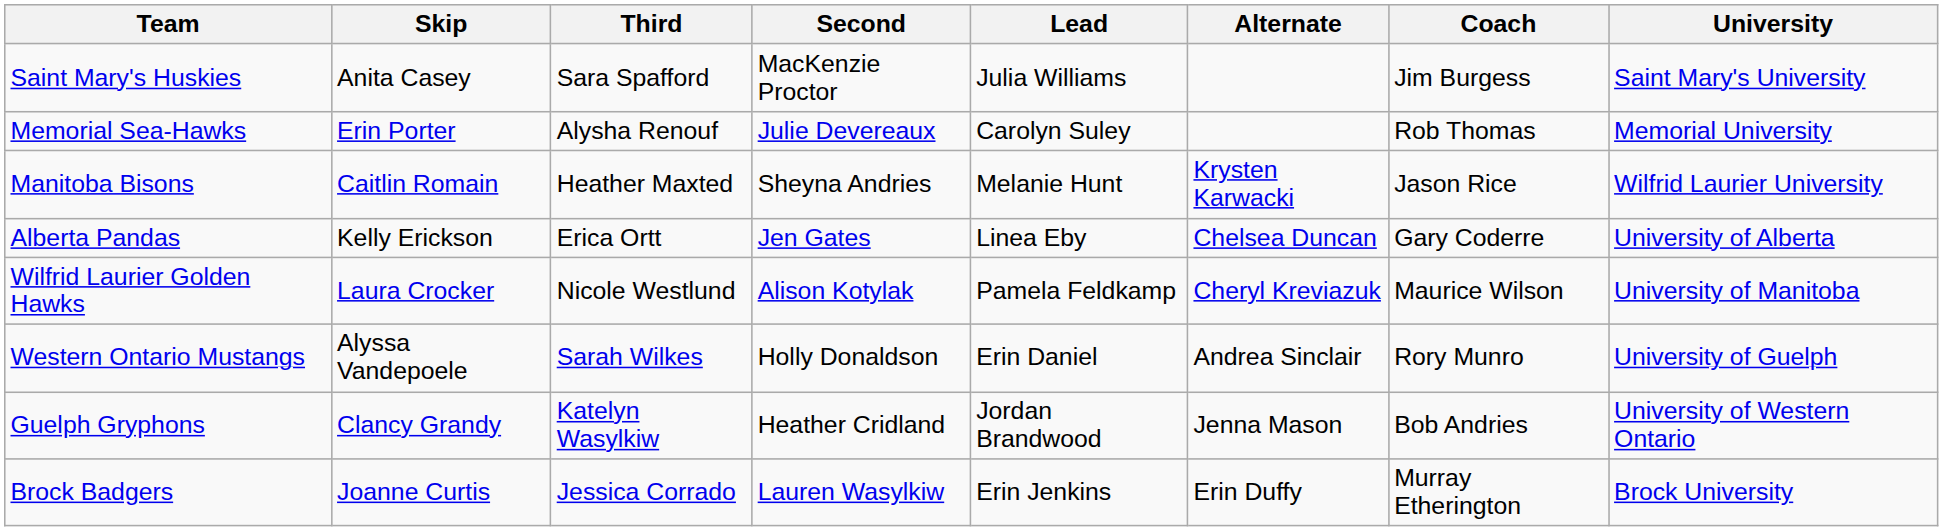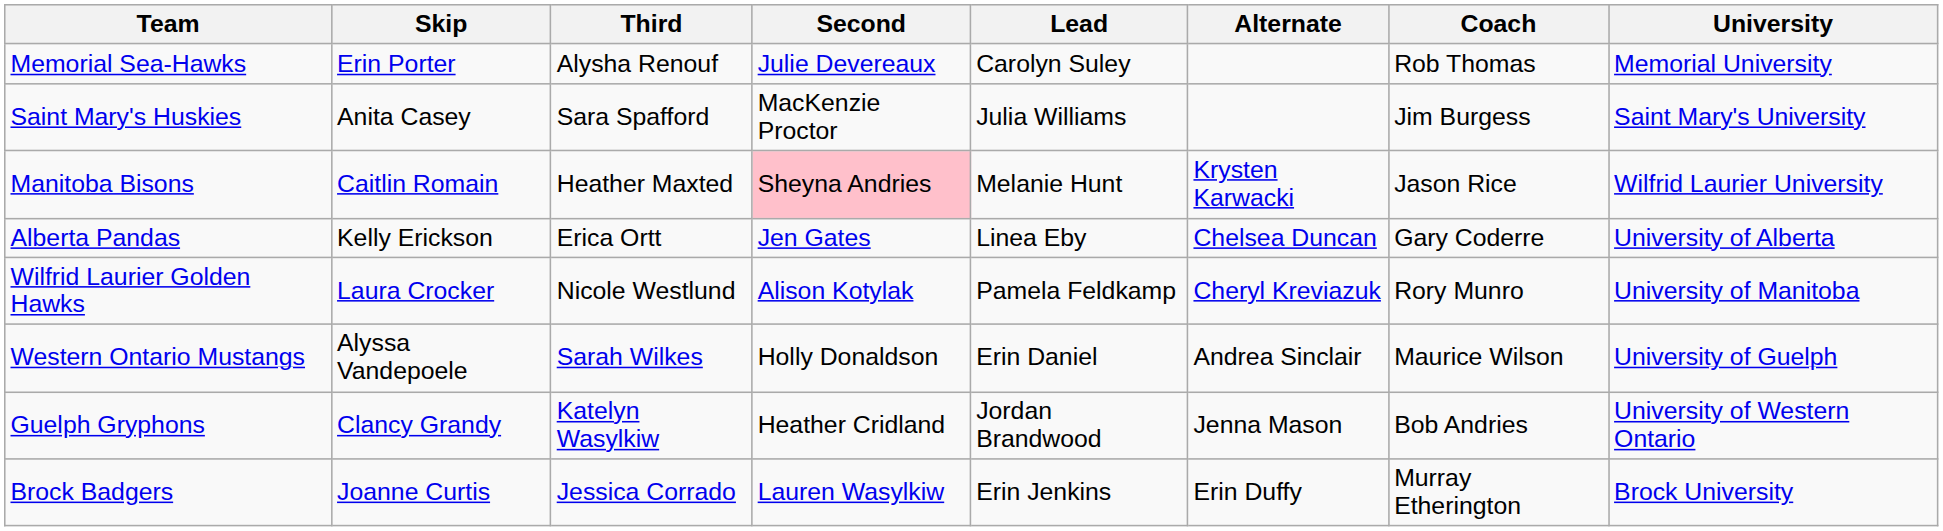rows swapped: (128, 130) <-> (126, 77)
(845, 184) no background -> (845, 184) pink background
(1479, 290) Maurice Wilson -> (1459, 290) Rory Munro
(1459, 357) Rory Munro -> (1479, 357) Maurice Wilson
